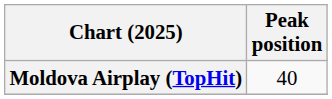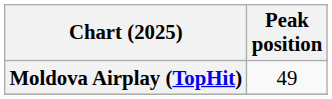(287, 77) 40 -> (287, 77) 49
